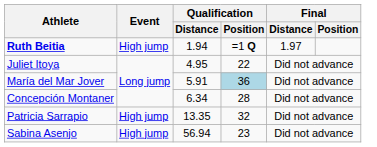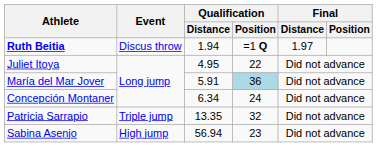(144, 47) High jump -> (150, 47) Discus throw
(244, 99) 28 -> (255, 99) 24
(144, 116) High jump -> (146, 116) Triple jump
